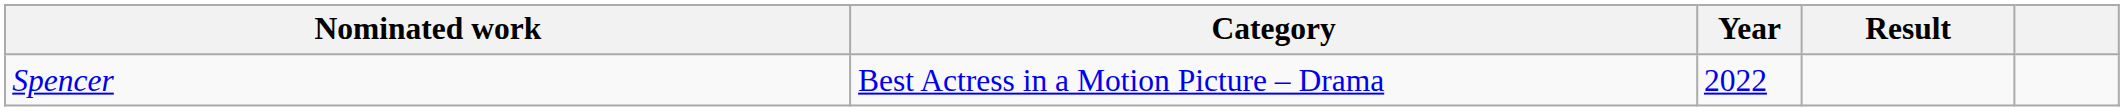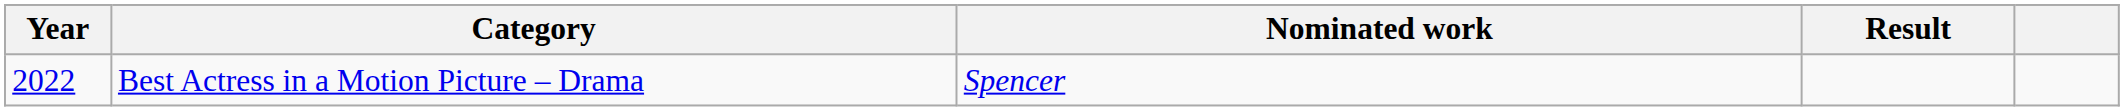columns swapped: (1749, 29) <-> (428, 29)
